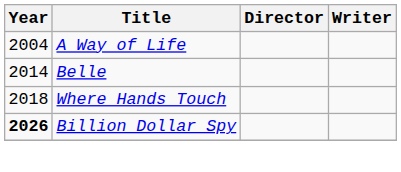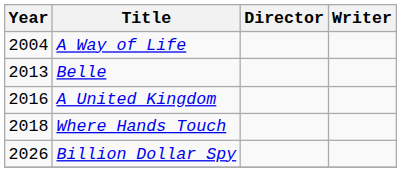(29, 72) 2014 -> (29, 72) 2013
+ row: (136, 100)
(29, 127) bold -> (29, 154) normal
